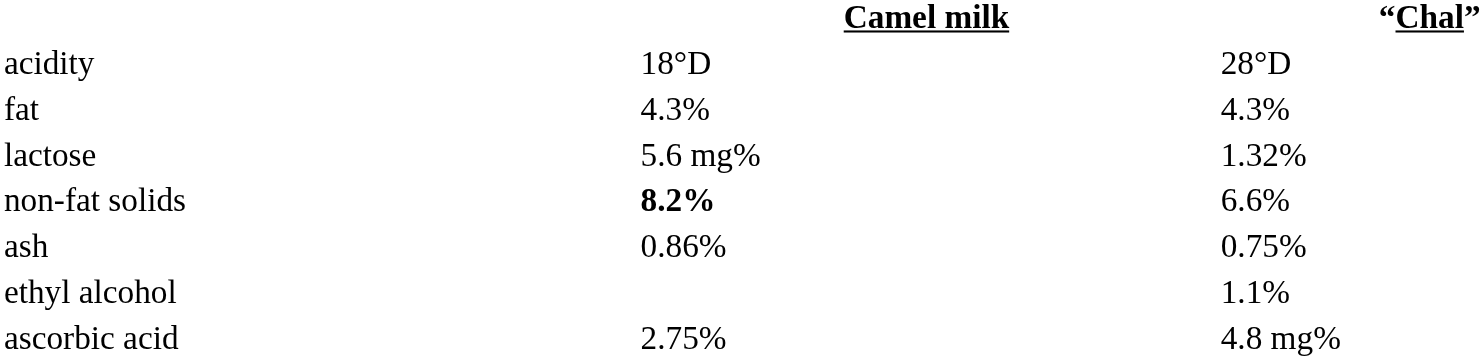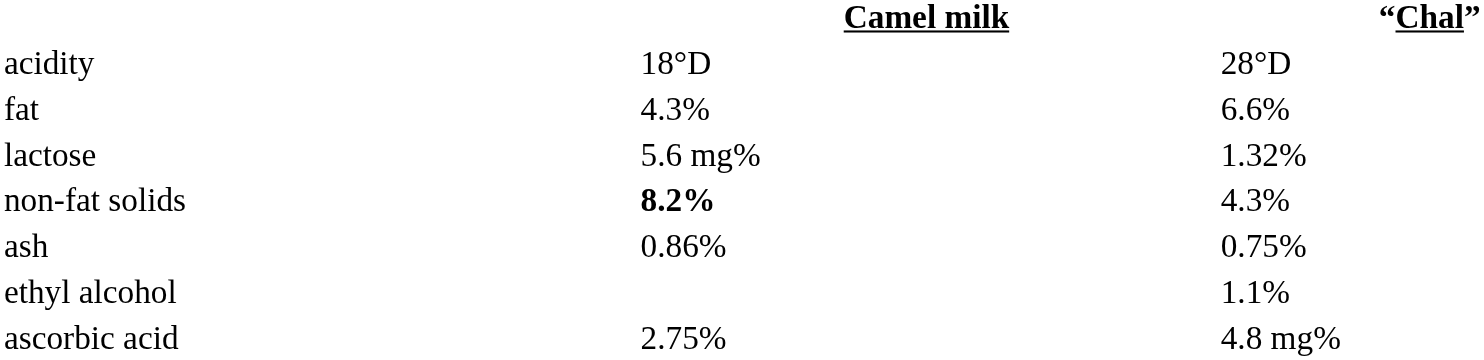(1255, 108) 4.3% -> (1255, 108) 6.6%
(1255, 200) 6.6% -> (1255, 200) 4.3%
